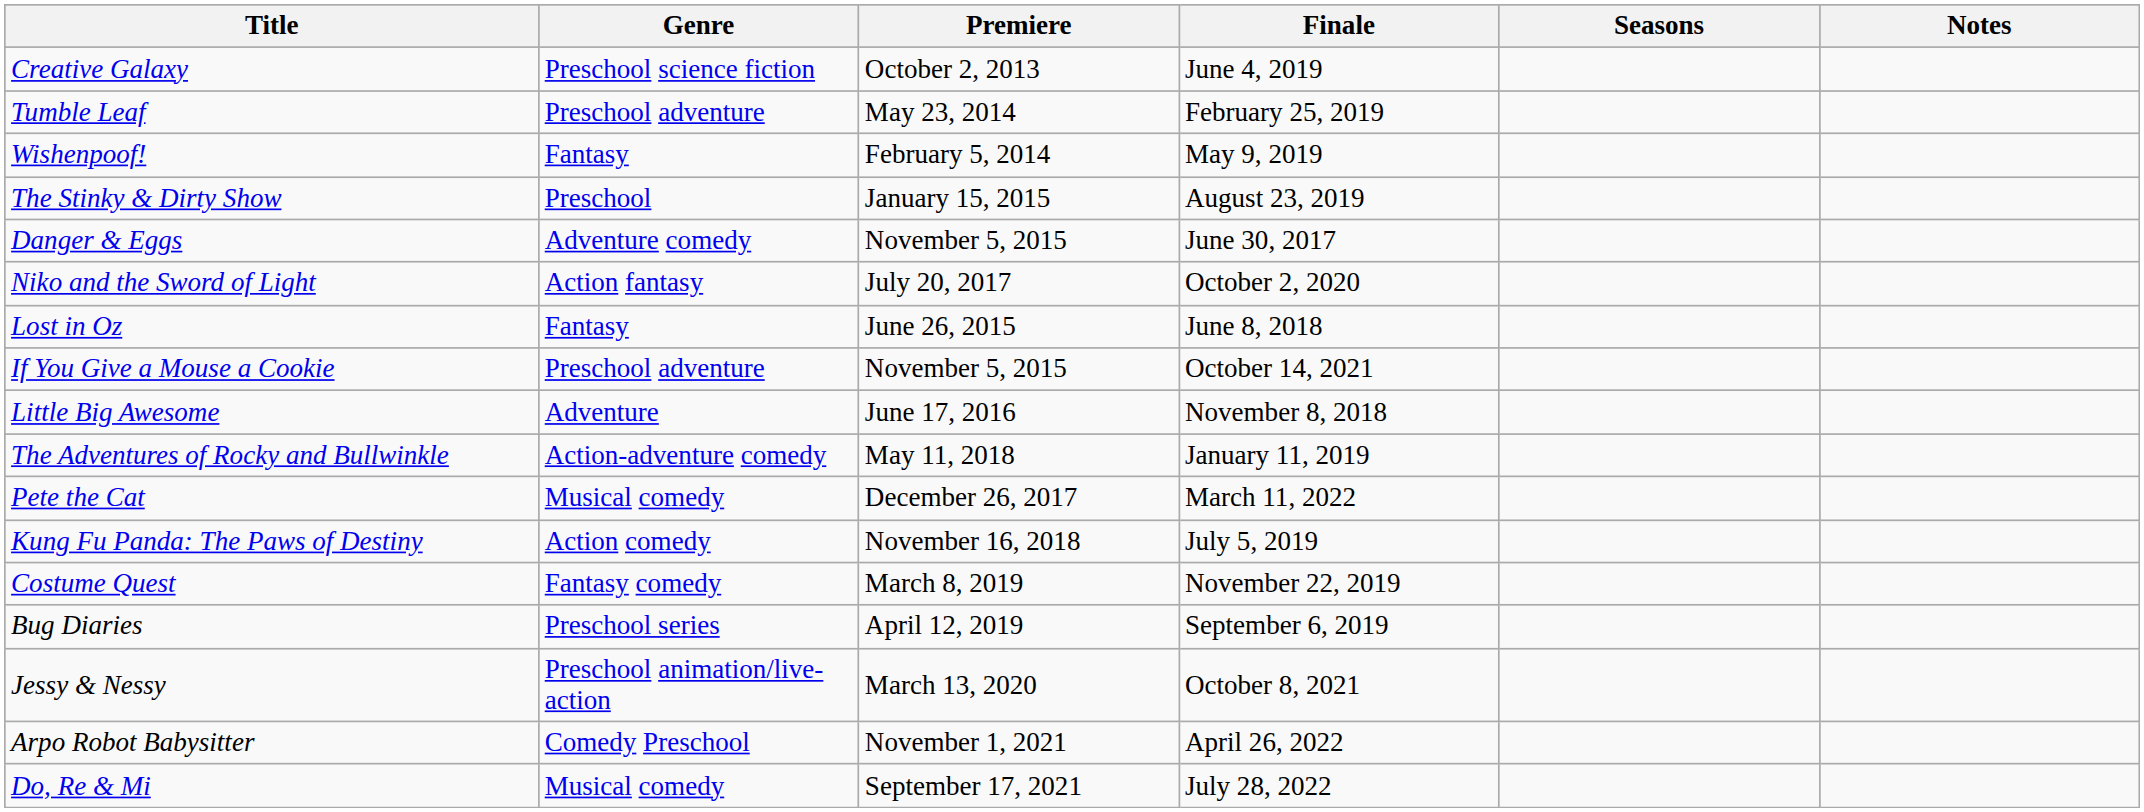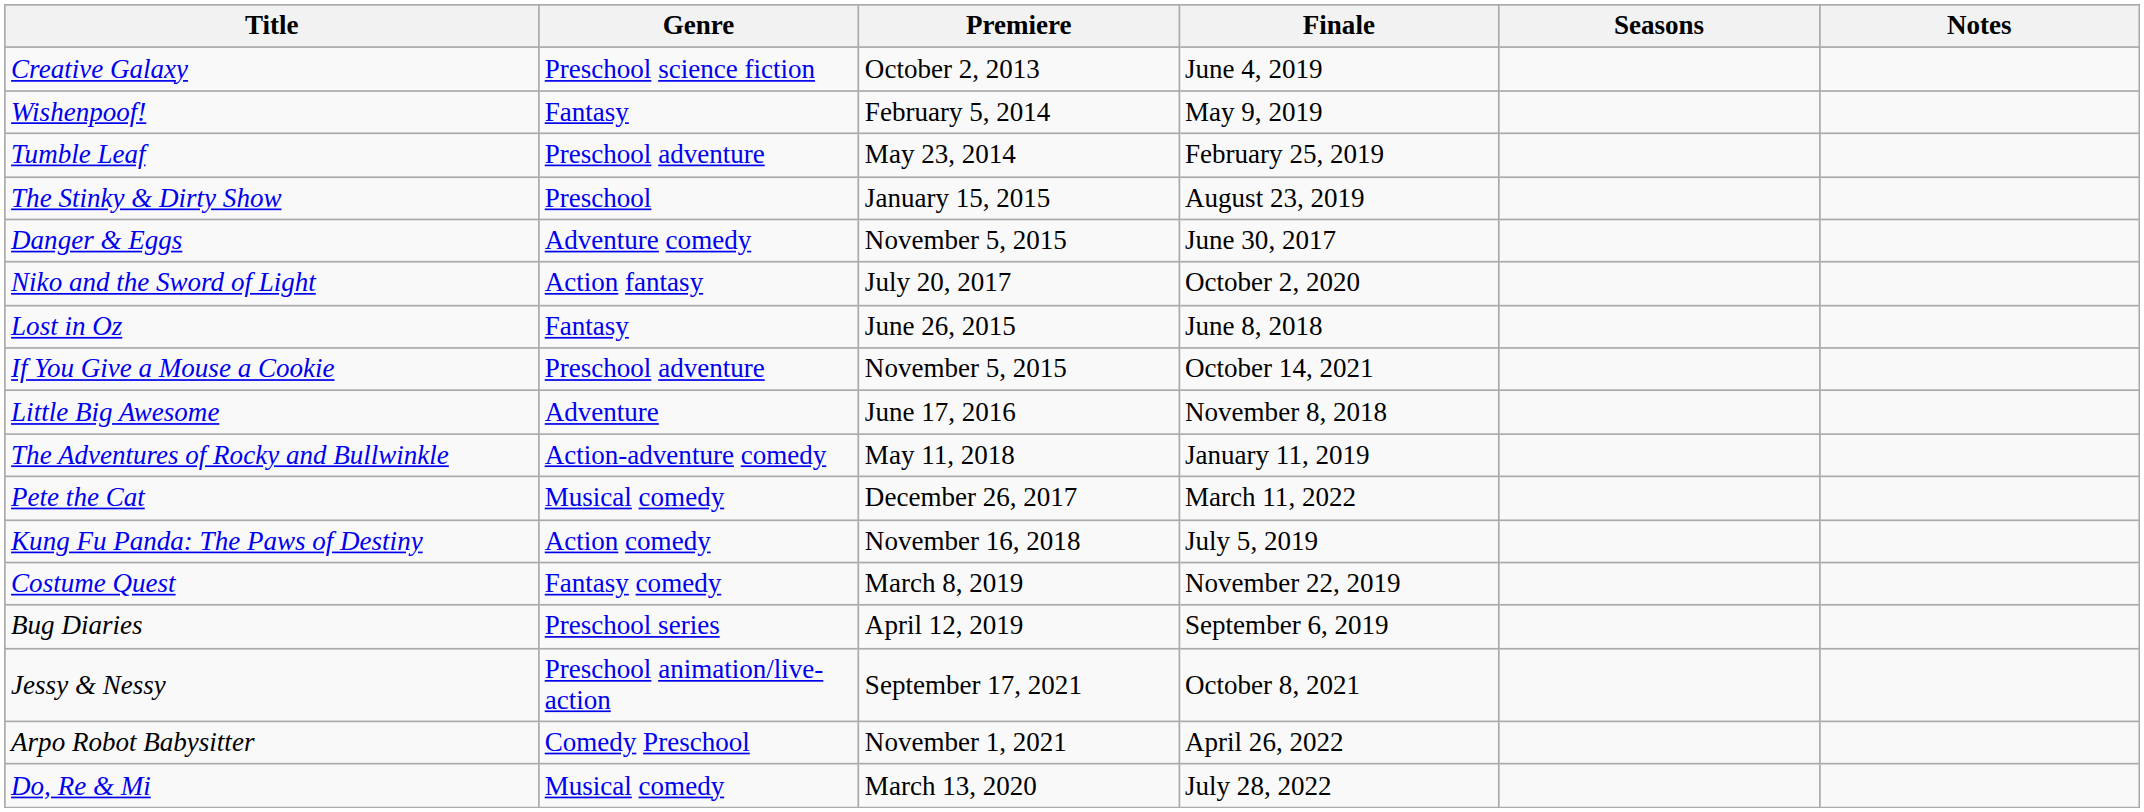rows swapped: (78, 111) <-> (79, 154)
(951, 684) March 13, 2020 -> (973, 684) September 17, 2021
(973, 785) September 17, 2021 -> (951, 785) March 13, 2020
